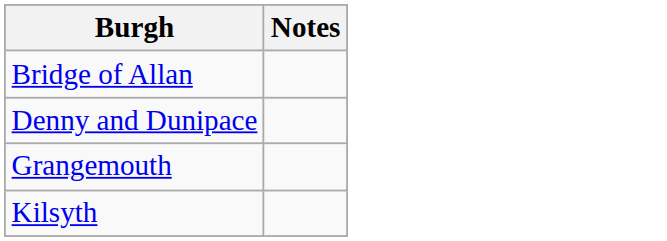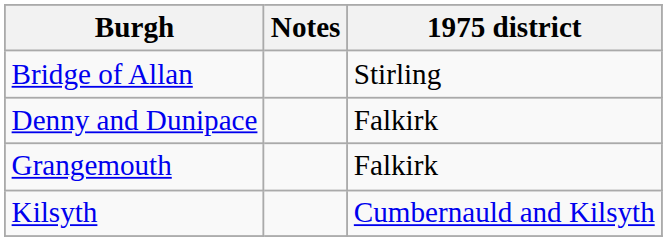+ column: (504, 27)
